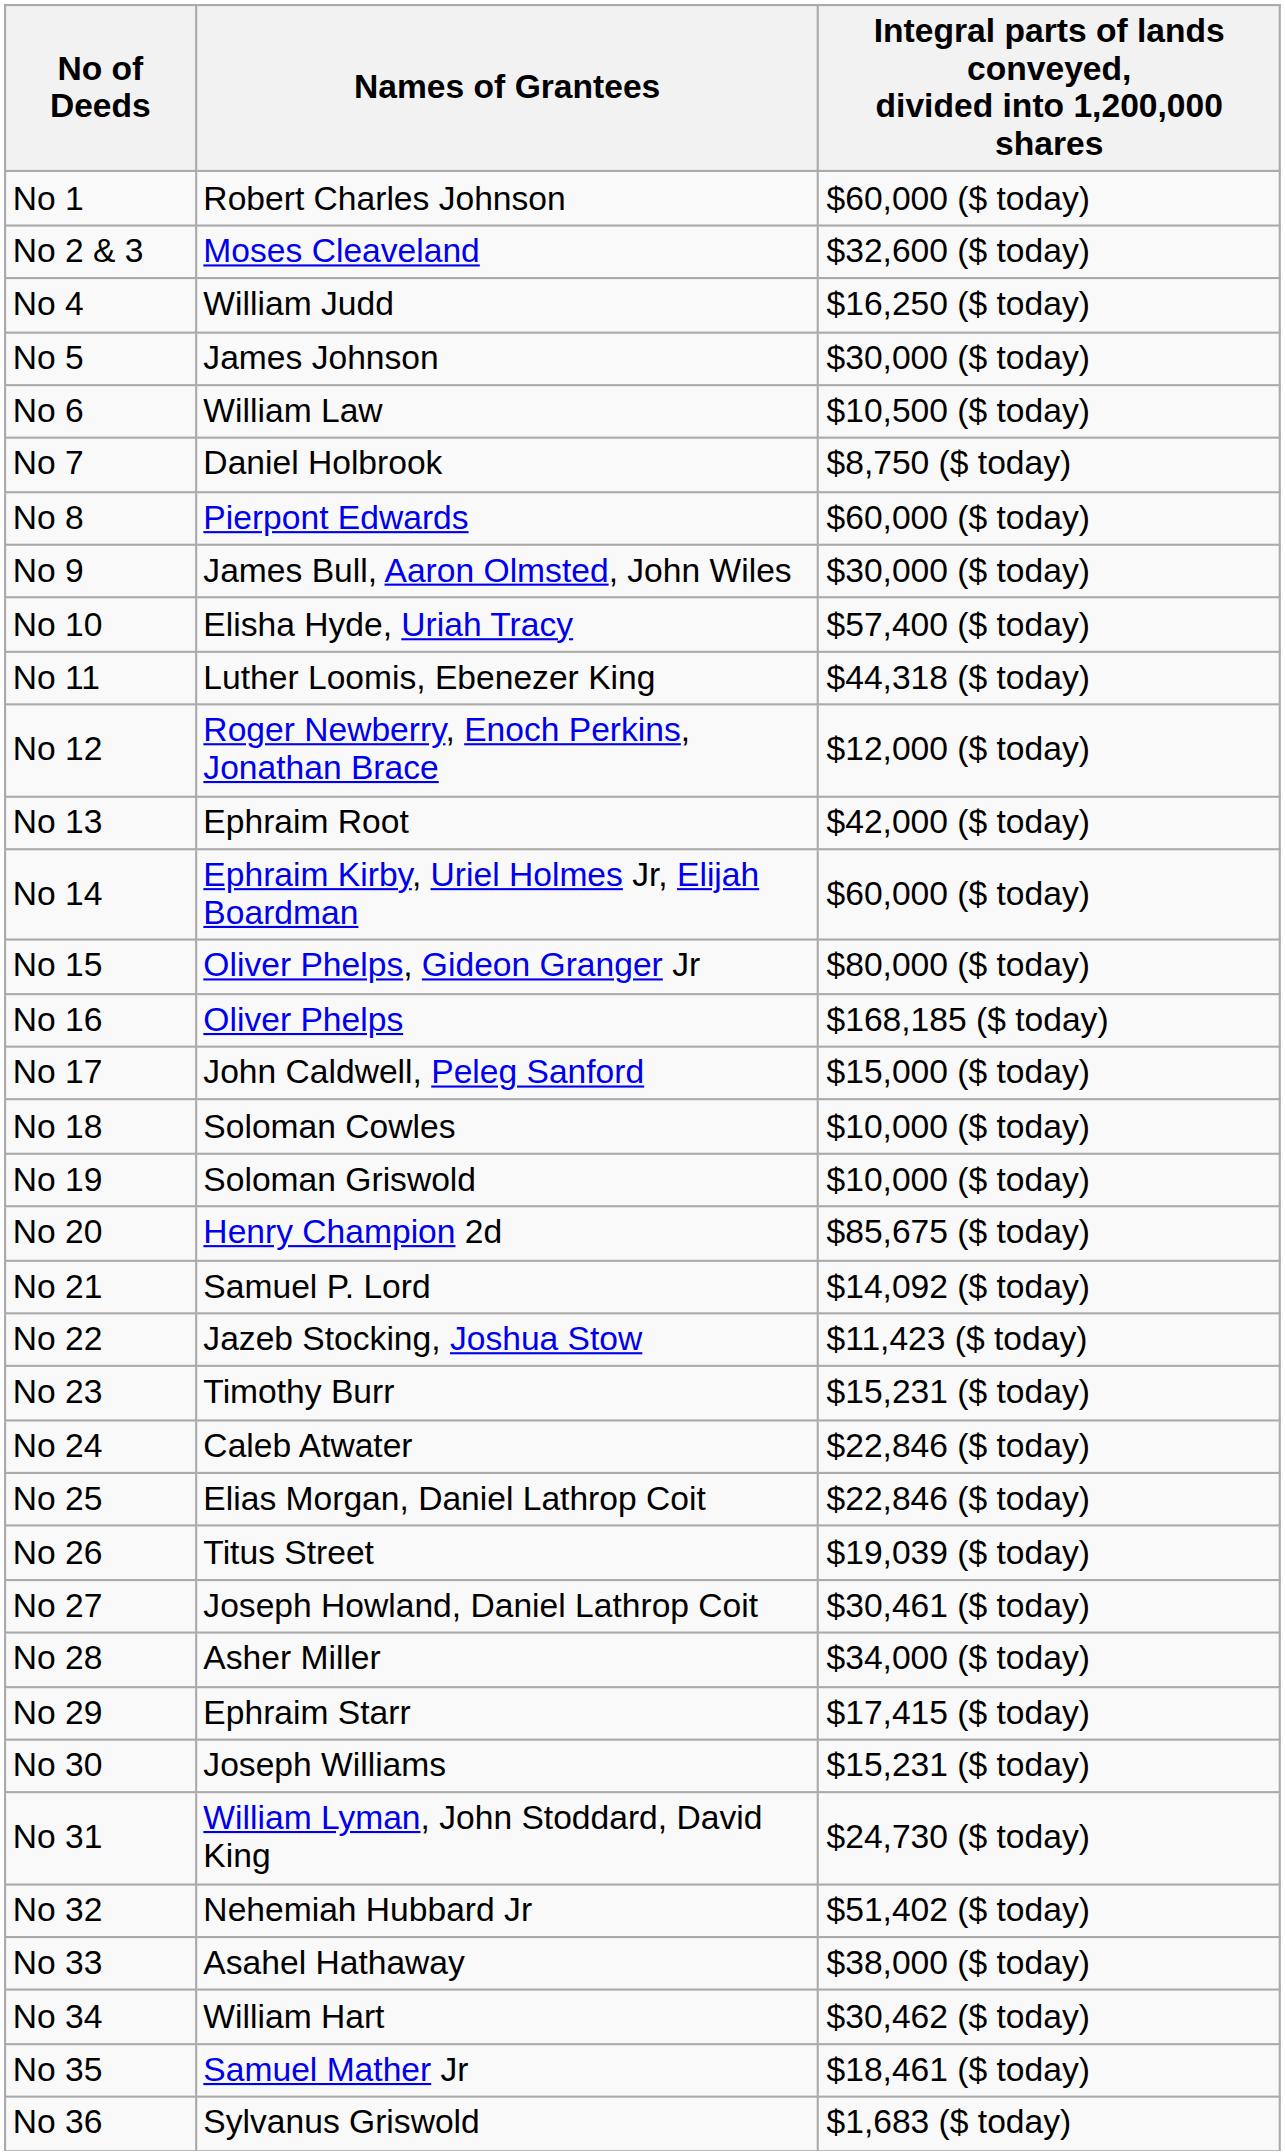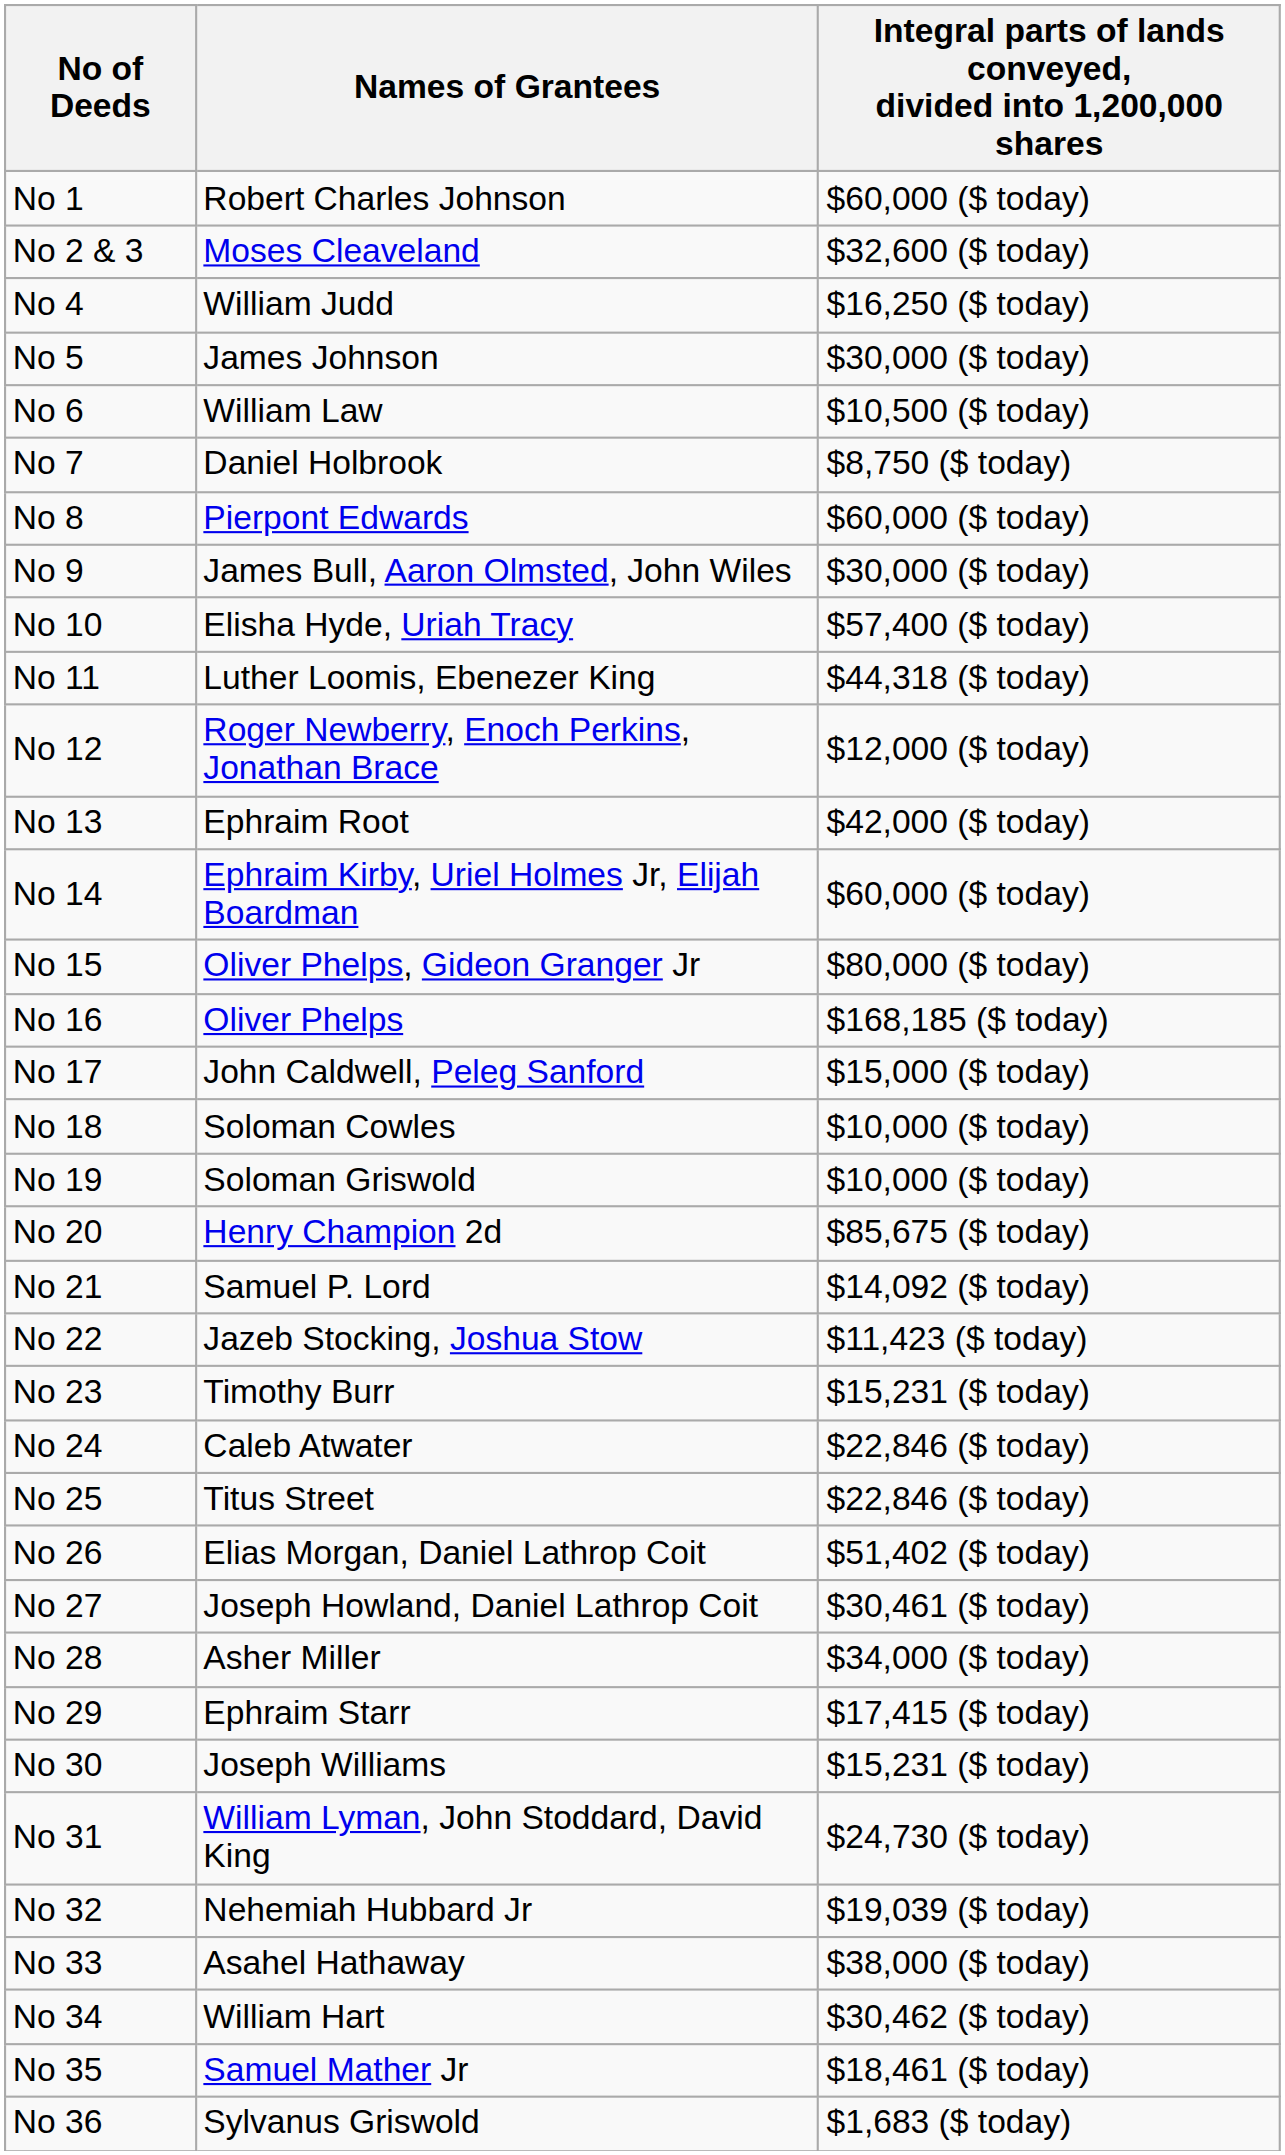(455, 1499) Elias Morgan, Daniel Lathrop Coit -> (289, 1499) Titus Street
(289, 1552) Titus Street -> (455, 1552) Elias Morgan, Daniel Lathrop Coit
(958, 1552) $19,039 ($ today) -> (958, 1552) $51,402 ($ today)
(958, 1909) $51,402 ($ today) -> (958, 1909) $19,039 ($ today)
